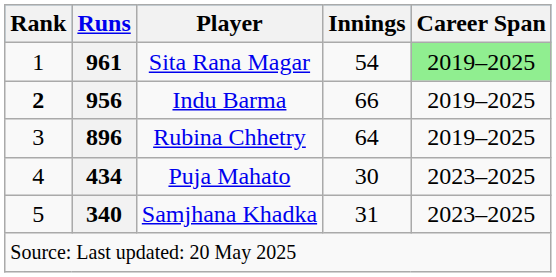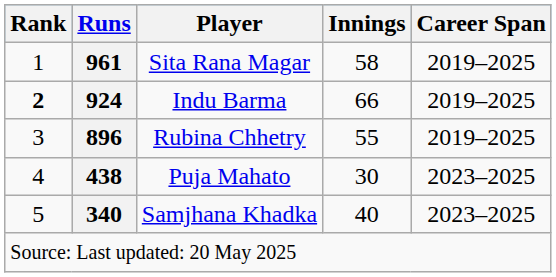(367, 61) 54 -> (367, 61) 58
(481, 61) lightgreen background -> (481, 61) no background
(104, 99) 956 -> (104, 99) 924
(367, 137) 64 -> (367, 137) 55
(104, 175) 434 -> (104, 175) 438
(367, 213) 31 -> (367, 213) 40
